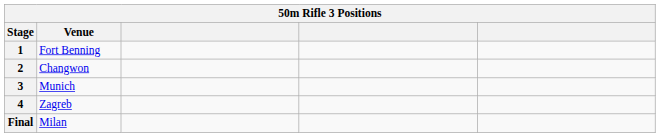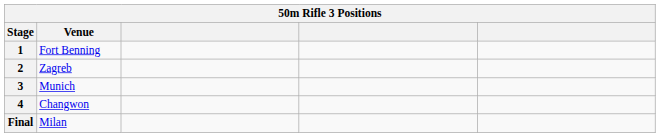(64, 68) Changwon -> (56, 68) Zagreb
(56, 104) Zagreb -> (64, 104) Changwon
